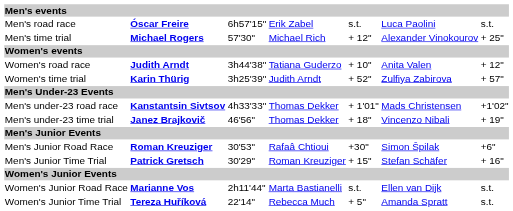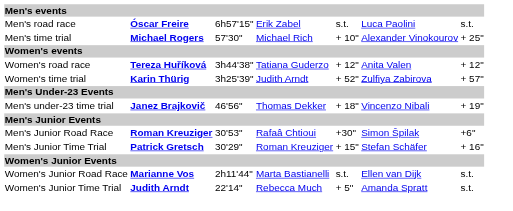(360, 37) + 12" -> (347, 37) + 10"
(160, 65) Judith Arndt -> (168, 65) Tereza Huříková
(360, 65) + 10" -> (347, 65) + 12"
- row: (62, 106)
(168, 201) Tereza Huříková -> (160, 187) Judith Arndt
